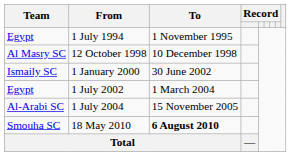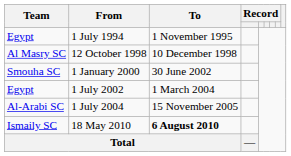(32, 71) Ismaily SC -> (34, 71) Smouha SC
(34, 125) Smouha SC -> (32, 125) Ismaily SC
